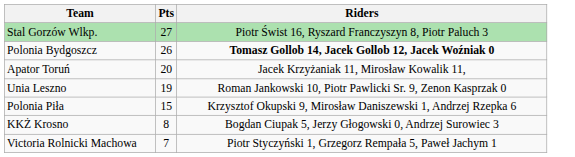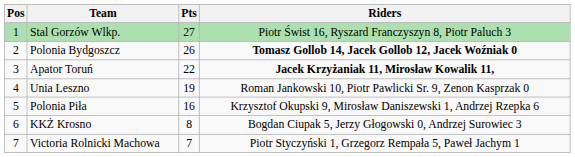+ column: (16, 13)
(166, 69) 20 -> (189, 69) 22
(362, 69) normal -> (385, 69) bold
(166, 106) 15 -> (189, 106) 16
